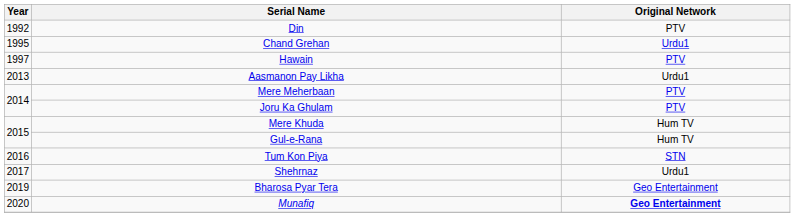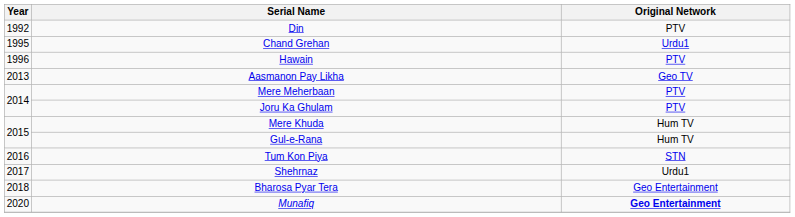(18, 60) 1997 -> (18, 60) 1996
(675, 76) Urdu1 -> (675, 76) Geo TV
(18, 188) 2019 -> (18, 188) 2018
